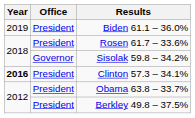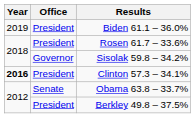(53, 89) President -> (48, 89) Senate
